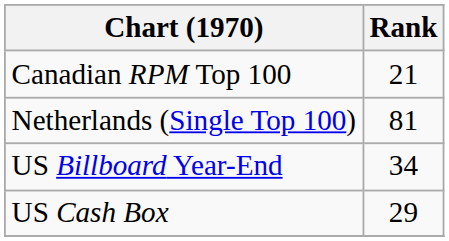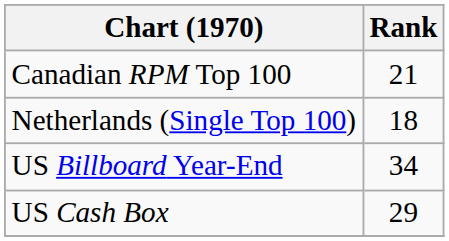(403, 119) 81 -> (403, 119) 18
